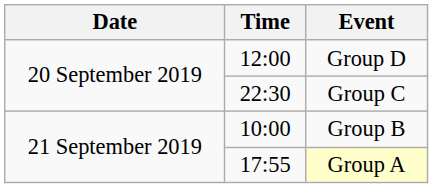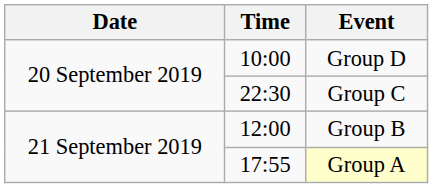(265, 57) 12:00 -> (265, 57) 10:00
(265, 128) 10:00 -> (265, 128) 12:00
